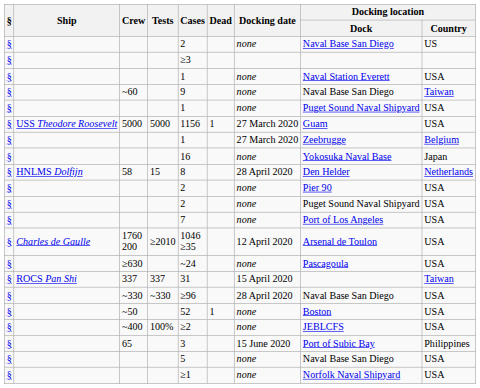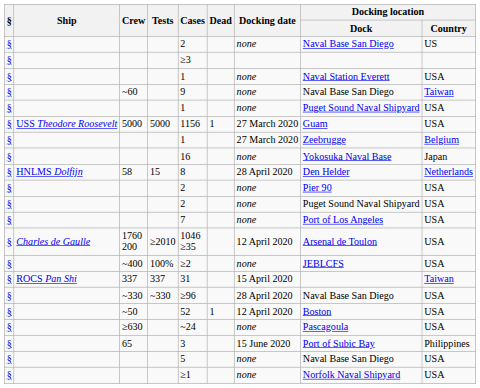rows swapped: (132, 263) <-> (132, 327)
(246, 311) none -> (265, 311) 12 April 2020
